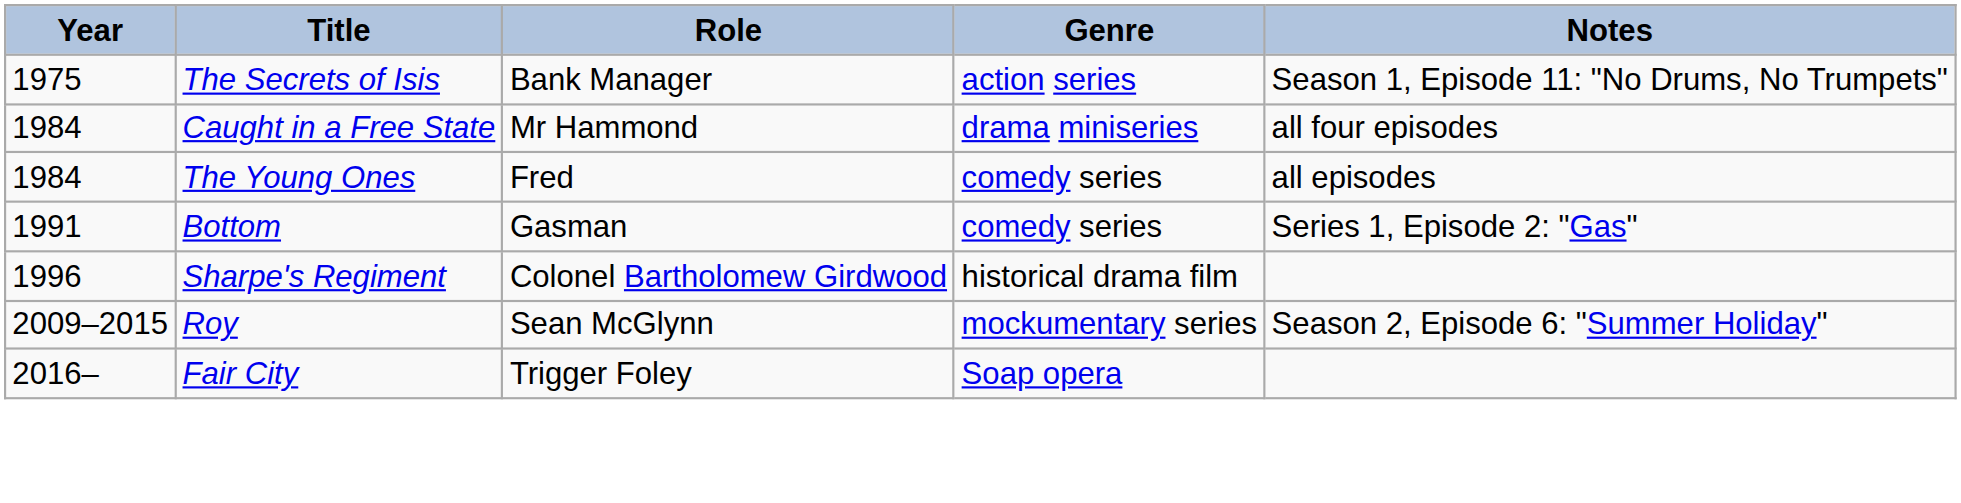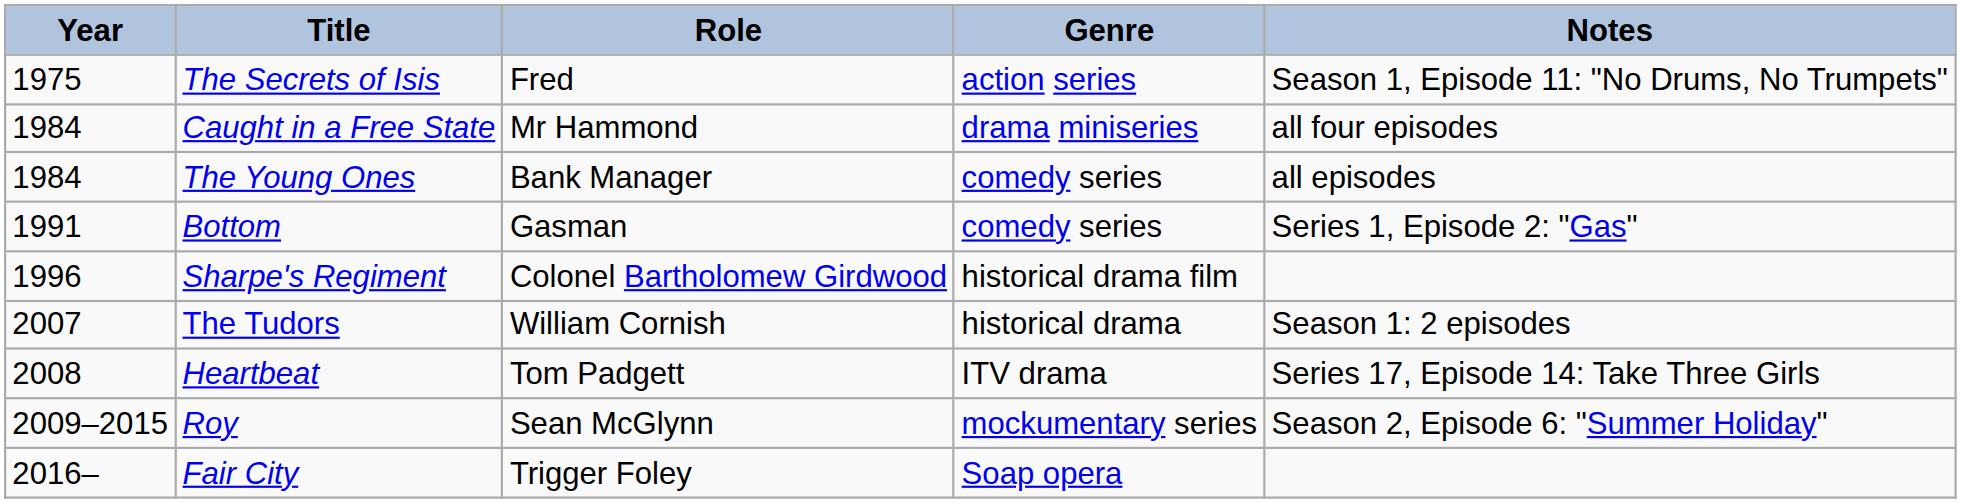(611, 79) Bank Manager -> (542, 79) Fred
(542, 177) Fred -> (611, 177) Bank Manager
+ row: (261, 325)
+ row: (251, 374)
